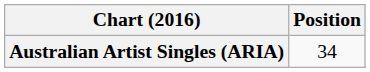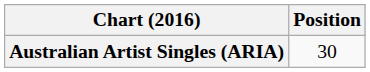(327, 51) 34 -> (327, 51) 30
